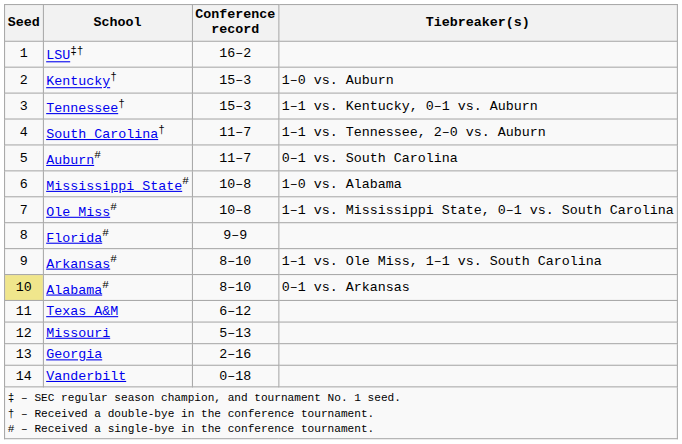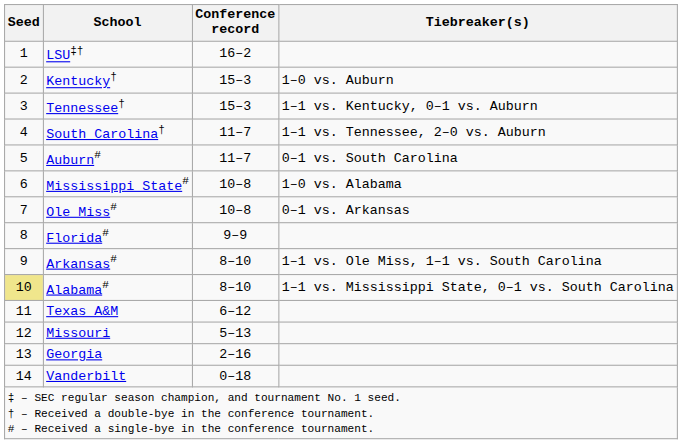(478, 210) 1–1 vs. Mississippi State, 0–1 vs. South Carolina -> (346, 210) 0–1 vs. Arkansas
(346, 288) 0–1 vs. Arkansas -> (478, 288) 1–1 vs. Mississippi State, 0–1 vs. South Carolina
